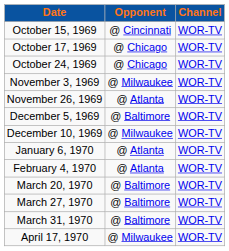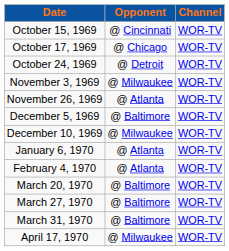(140, 64) @ Chicago -> (140, 64) @ Detroit
